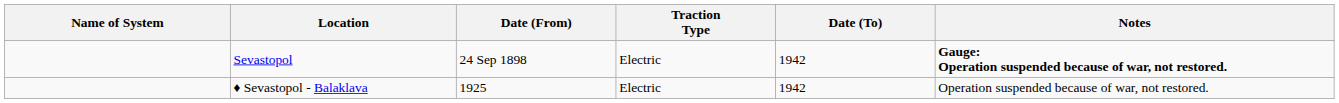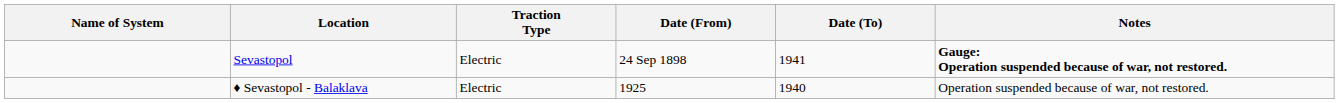columns swapped: (696, 22) <-> (536, 22)
(792, 59) 1942 -> (792, 59) 1941
(792, 88) 1942 -> (792, 88) 1940
